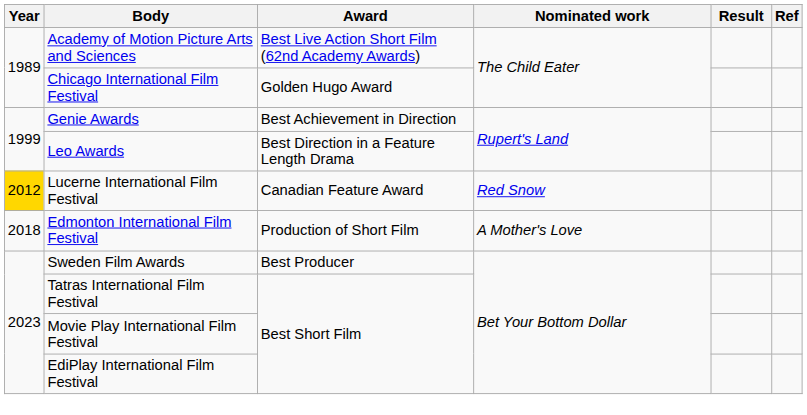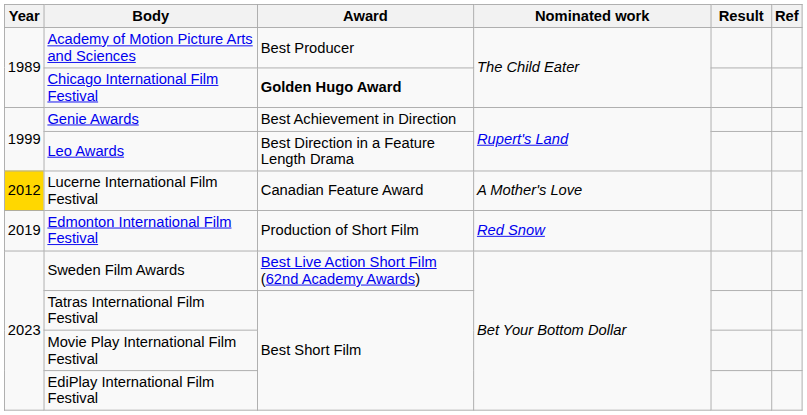(349, 47) Best Live Action Short Film (62nd Academy Awards) -> (307, 47) Best Producer
(327, 87) normal -> (331, 87) bold
(511, 190) Red Snow -> (530, 190) A Mother's Love
(24, 230) 2018 -> (24, 230) 2019
(530, 230) A Mother's Love -> (511, 230) Red Snow
(307, 262) Best Producer -> (349, 270) Best Live Action Short Film (62nd Academy Awards)
